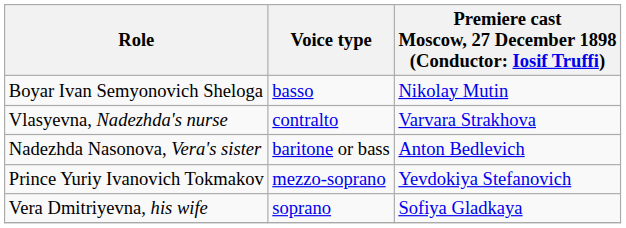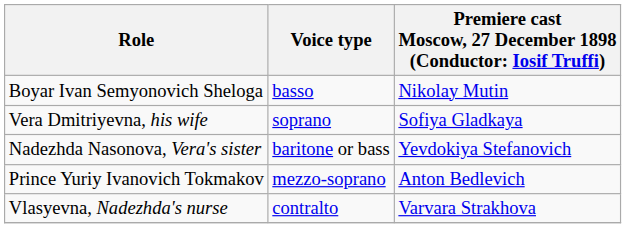rows swapped: (108, 208) <-> (118, 119)
(462, 149) Anton Bedlevich -> (485, 149) Yevdokiya Stefanovich
(485, 178) Yevdokiya Stefanovich -> (462, 178) Anton Bedlevich
